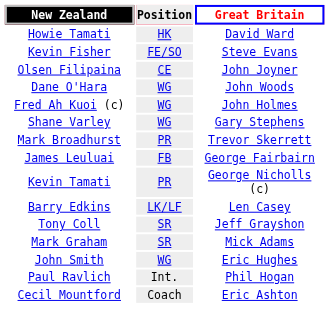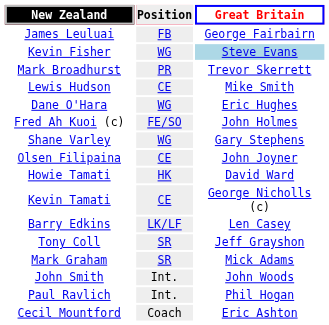rows swapped: (69, 158) <-> (69, 34)
(164, 52) FE/SO -> (164, 52) WG
(260, 52) no background -> (260, 52) lightblue background
rows swapped: (69, 70) <-> (69, 140)
+ row: (69, 87)
(260, 87) John Woods -> (260, 105) Eric Hughes
(164, 105) WG -> (164, 123) FE/SO
(164, 182) PR -> (164, 200) CE
(164, 260) WG -> (164, 277) Int.
(260, 260) Eric Hughes -> (260, 277) John Woods
